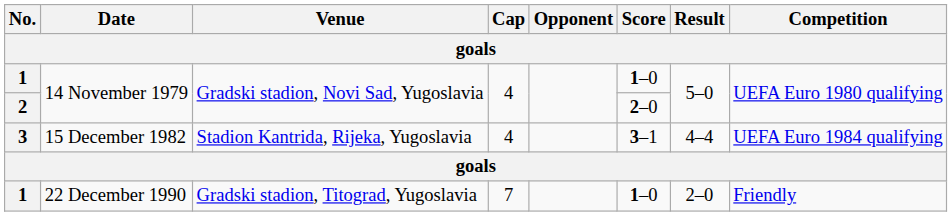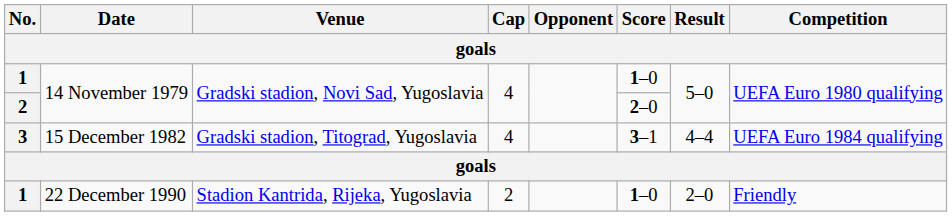(334, 136) Stadion Kantrida, Rijeka, Yugoslavia -> (337, 136) Gradski stadion, Titograd, Yugoslavia
(337, 195) Gradski stadion, Titograd, Yugoslavia -> (334, 195) Stadion Kantrida, Rijeka, Yugoslavia
(509, 195) 7 -> (509, 195) 2
